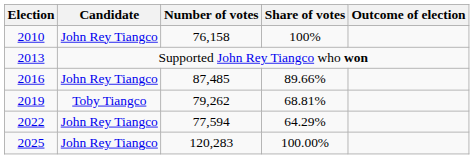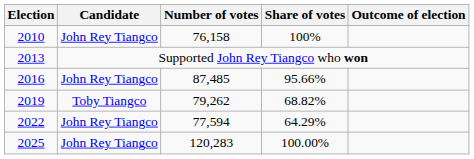(305, 79) 89.66% -> (305, 79) 95.66%
(305, 100) 68.81% -> (305, 100) 68.82%
